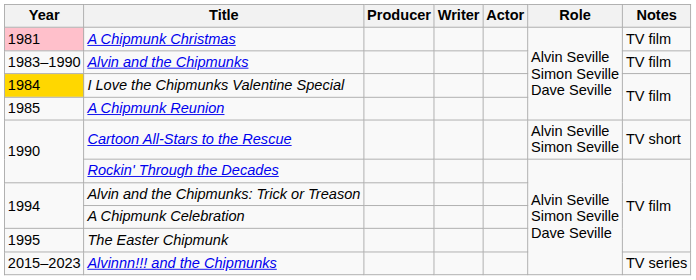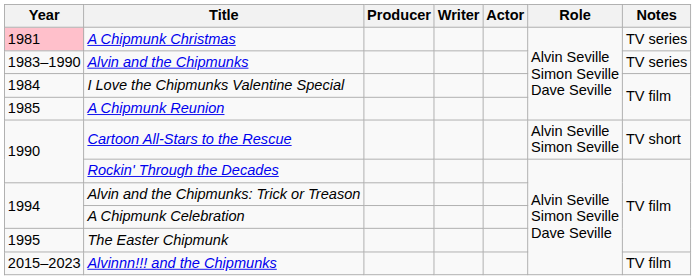(649, 39) TV film -> (657, 39) TV series
(649, 62) TV film -> (657, 62) TV series
(24, 85) gold background -> (24, 85) no background
(657, 263) TV series -> (649, 263) TV film
